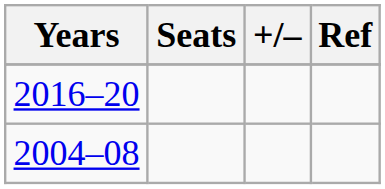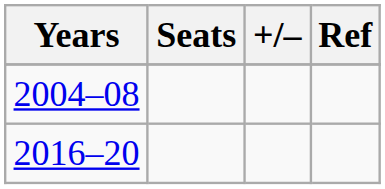rows swapped: (77, 153) <-> (77, 93)
